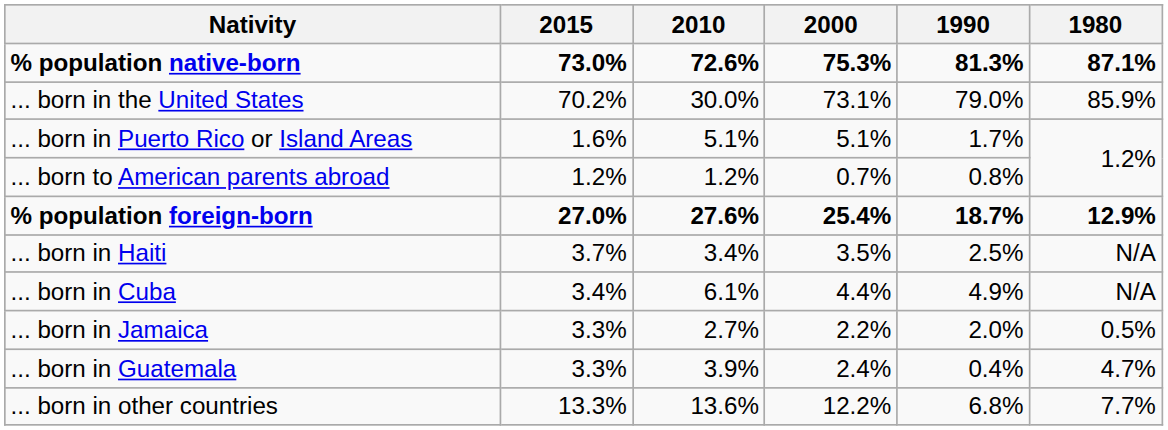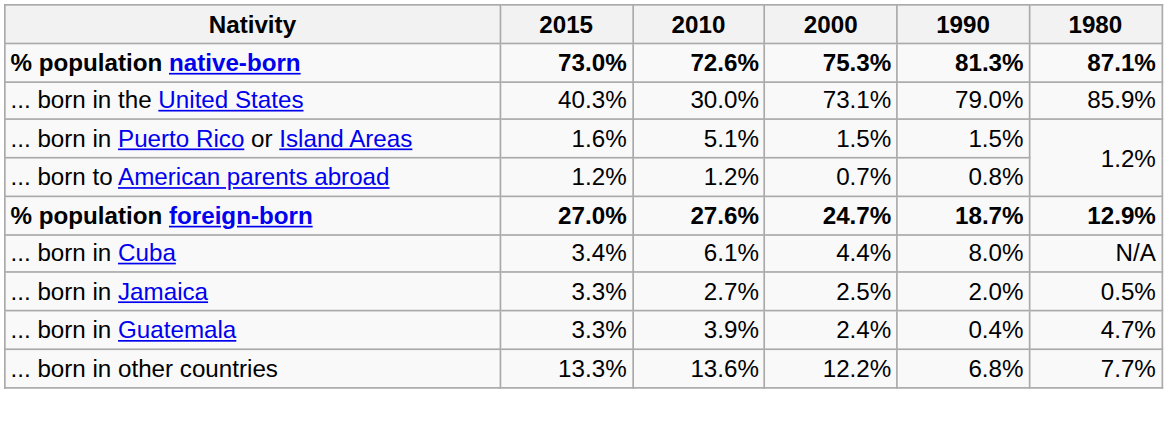(592, 101) 70.2% -> (592, 101) 40.3%
(864, 139) 5.1% -> (864, 139) 1.5%
(996, 139) 1.7% -> (996, 139) 1.5%
(857, 215) 25.4% -> (857, 215) 24.7%
- row: (88, 254)
(996, 292) 4.9% -> (996, 254) 8.0%
(864, 330) 2.2% -> (864, 292) 2.5%
